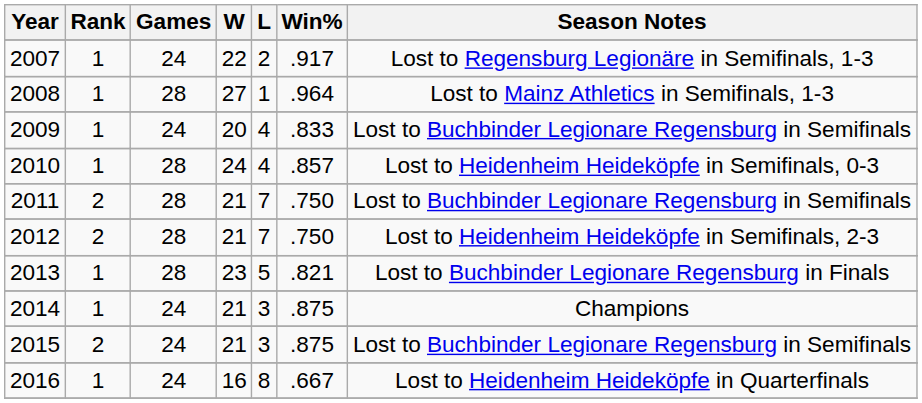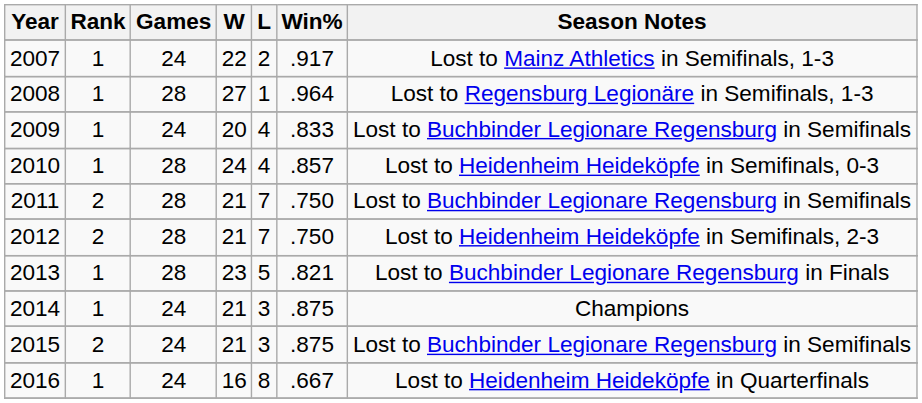(632, 58) Lost to Regensburg Legionäre in Semifinals, 1-3 -> (632, 58) Lost to Mainz Athletics in Semifinals, 1-3
(632, 93) Lost to Mainz Athletics in Semifinals, 1-3 -> (632, 93) Lost to Regensburg Legionäre in Semifinals, 1-3
